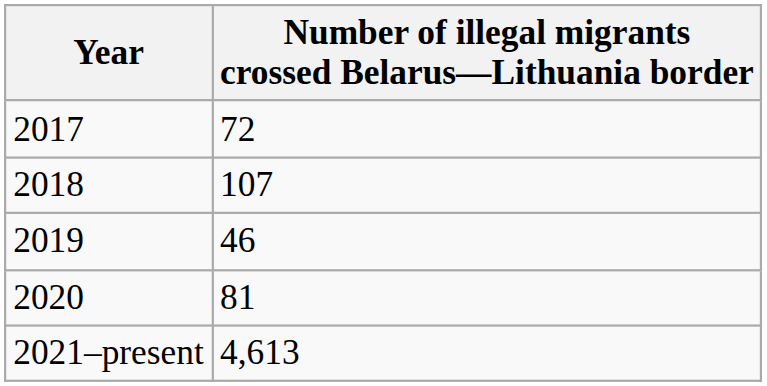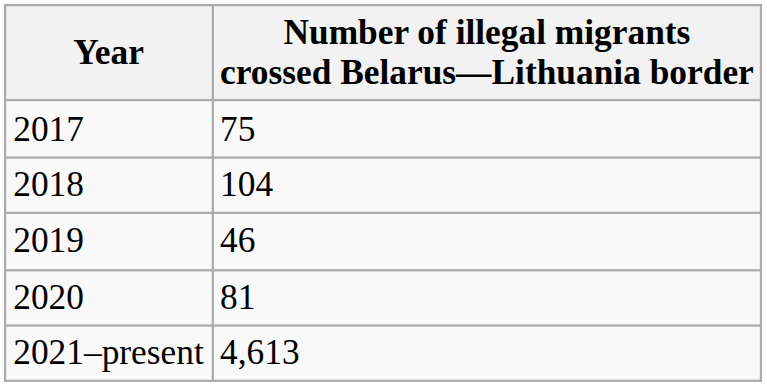(238, 128) 72 -> (238, 128) 75
(247, 184) 107 -> (247, 184) 104
